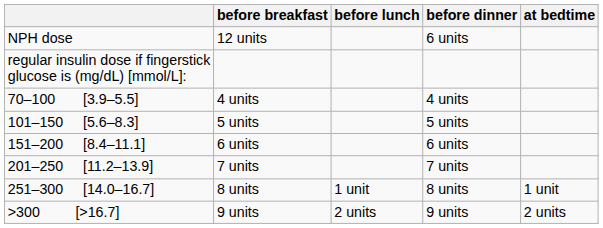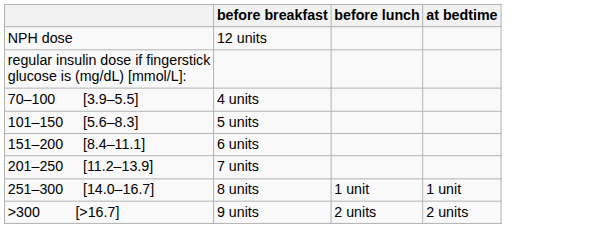- column: (472, 15)
